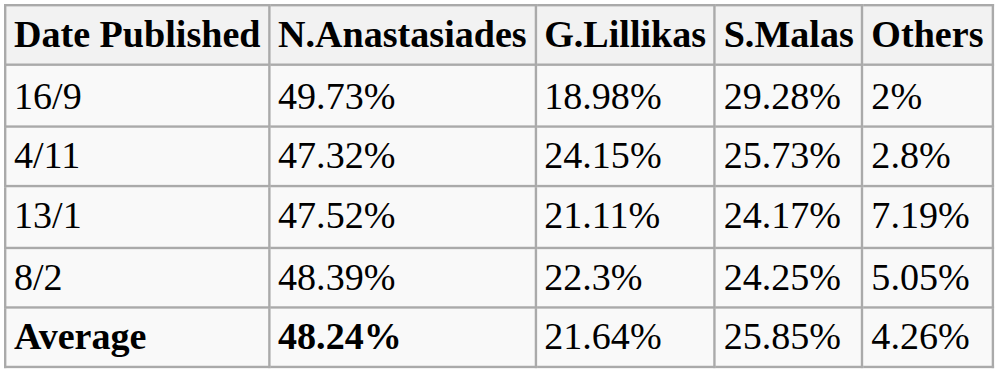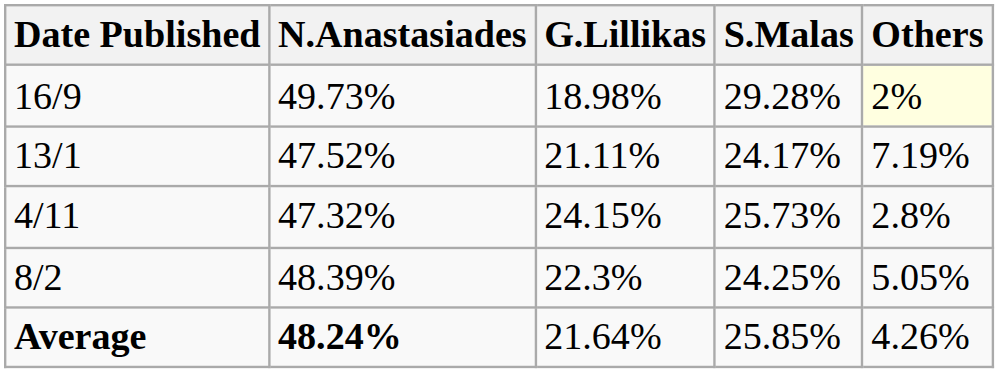(897, 95) no background -> (897, 95) lightyellow background
rows swapped: (47, 155) <-> (48, 215)
